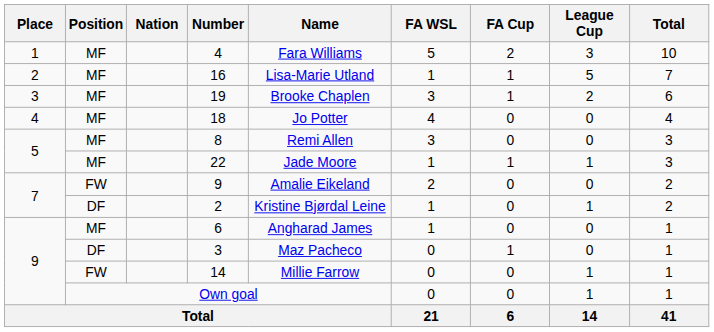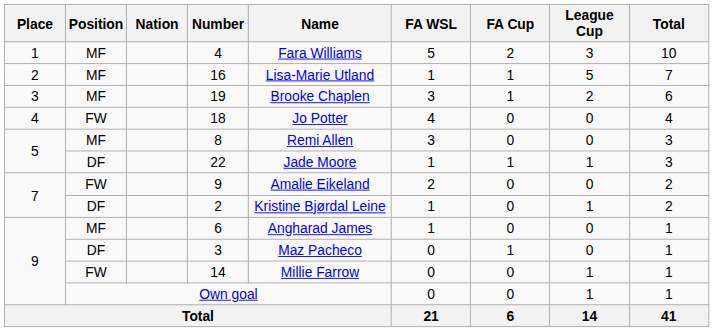(96, 119) MF -> (96, 119) FW
(96, 162) MF -> (96, 162) DF
